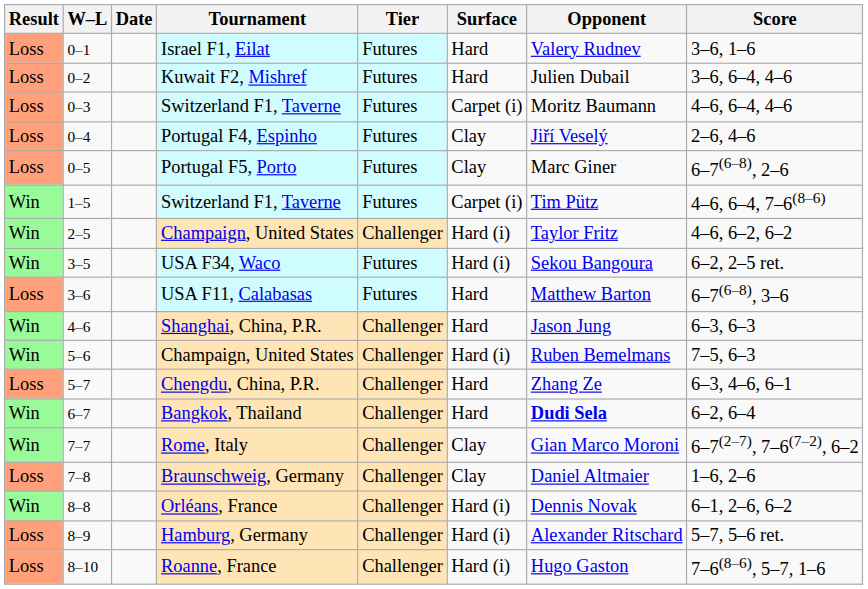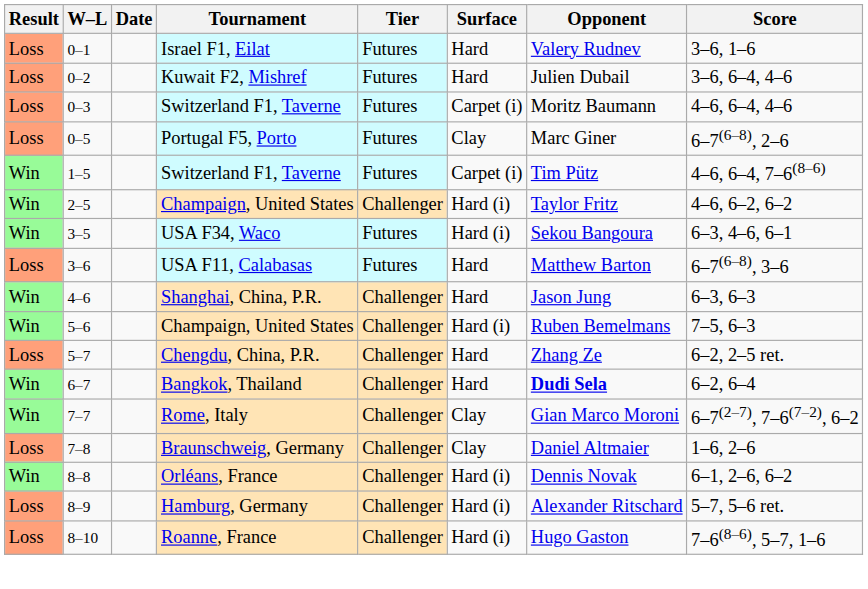- row: (79, 136)
(738, 262) 6–2, 2–5 ret. -> (742, 233) 6–3, 4–6, 6–1
(742, 384) 6–3, 4–6, 6–1 -> (738, 355) 6–2, 2–5 ret.
